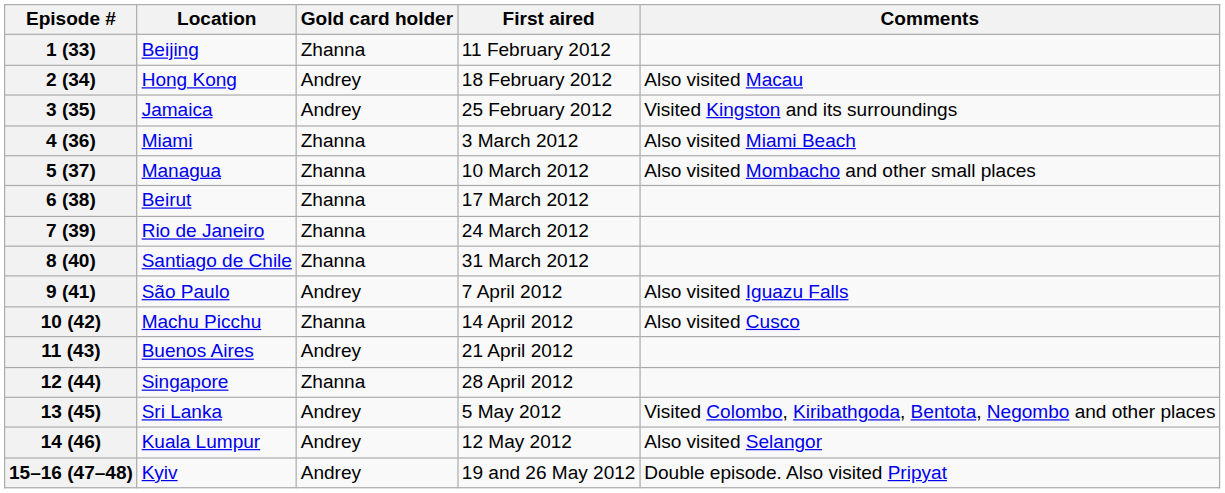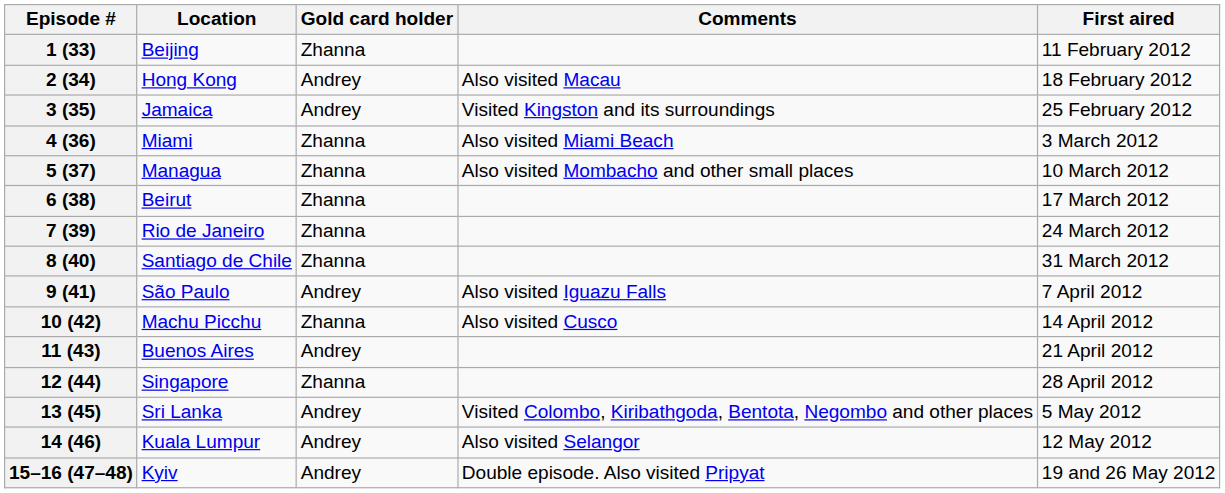columns swapped: (549, 19) <-> (930, 19)
